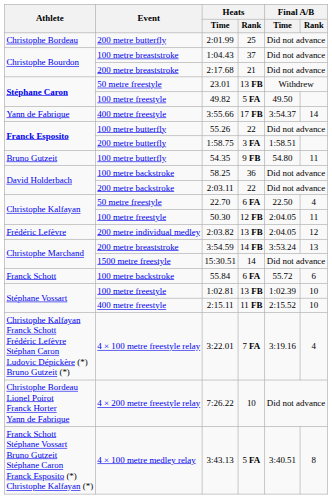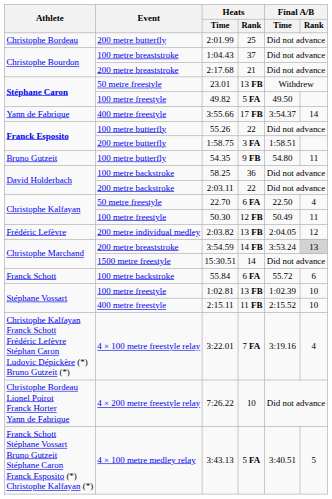(282, 217) 2:04.05 -> (282, 217) 50.49
(314, 247) no background -> (314, 247) lightgrey background
(314, 460) 8 -> (314, 460) 5
